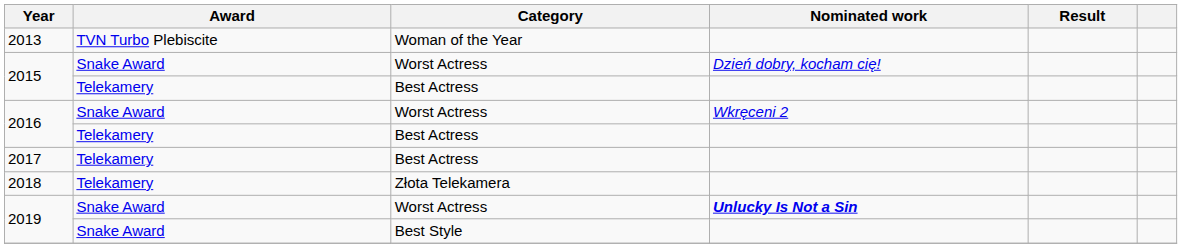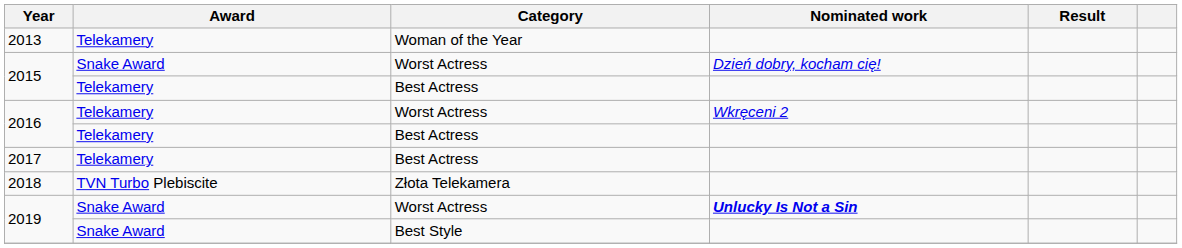(147, 40) TVN Turbo Plebiscite -> (115, 40) Telekamery
(121, 111) Snake Award -> (115, 111) Telekamery
(115, 183) Telekamery -> (147, 183) TVN Turbo Plebiscite
